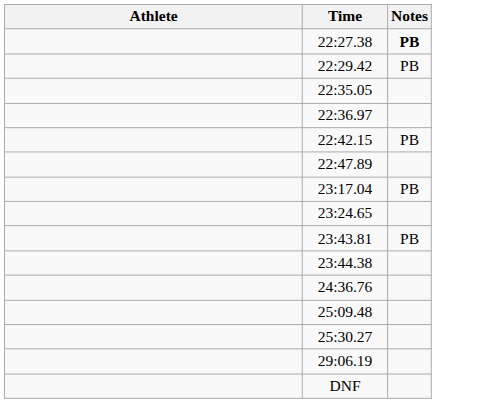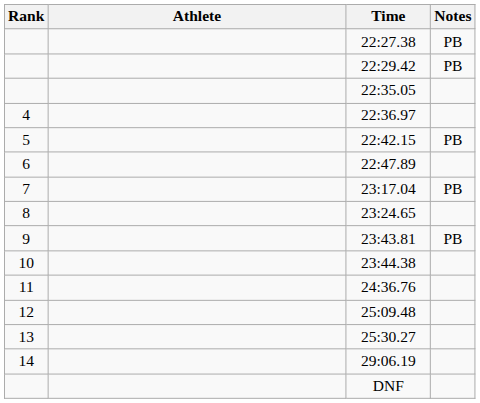+ column: (26, 16)
(409, 41) bold -> (453, 41) normal
